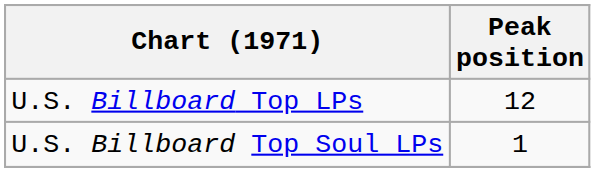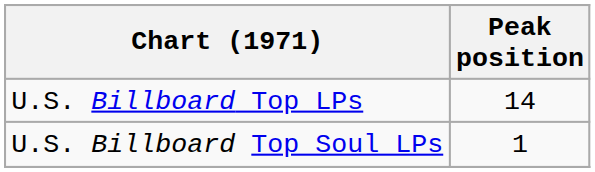(520, 101) 12 -> (520, 101) 14
